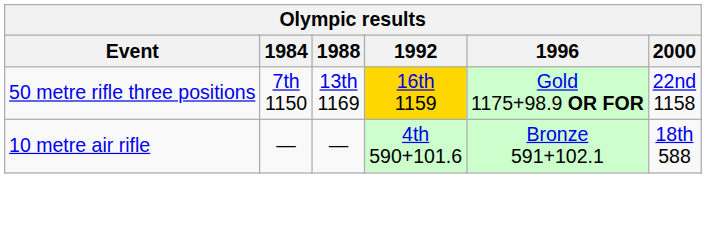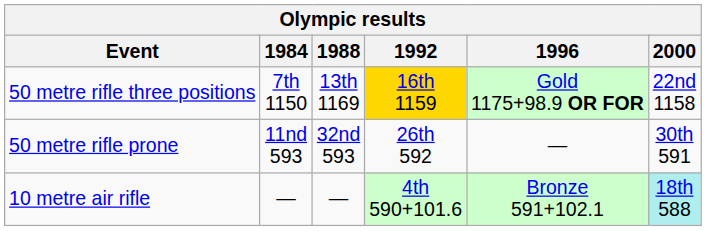+ row: (94, 145)
(674, 145) no background -> (674, 198) paleturquoise background
